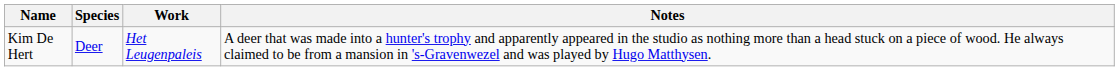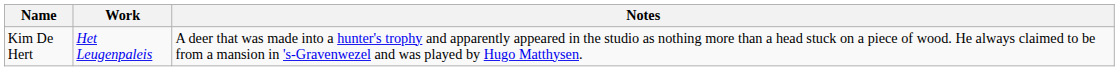- column: (97, 15)
